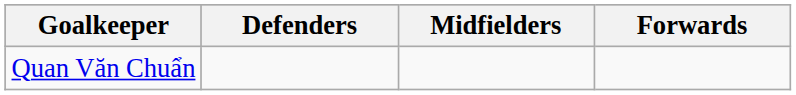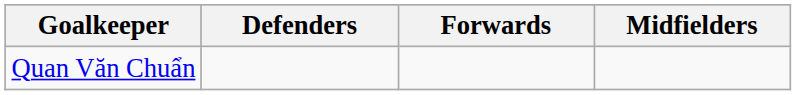columns swapped: (496, 25) <-> (692, 25)
